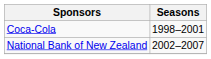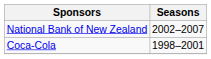rows swapped: (31, 29) <-> (77, 45)
